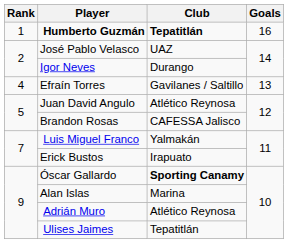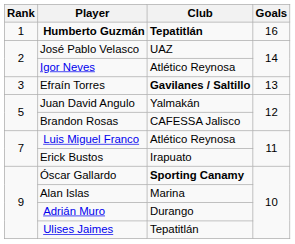(172, 67) Durango -> (193, 67) Atlético Reynosa
(21, 85) 4 -> (21, 85) 3
(197, 85) normal -> (200, 85) bold
(193, 103) Atlético Reynosa -> (175, 103) Yalmakán
(175, 139) Yalmakán -> (193, 139) Atlético Reynosa
(193, 211) Atlético Reynosa -> (172, 211) Durango
